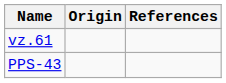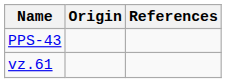rows swapped: (30, 41) <-> (35, 65)
